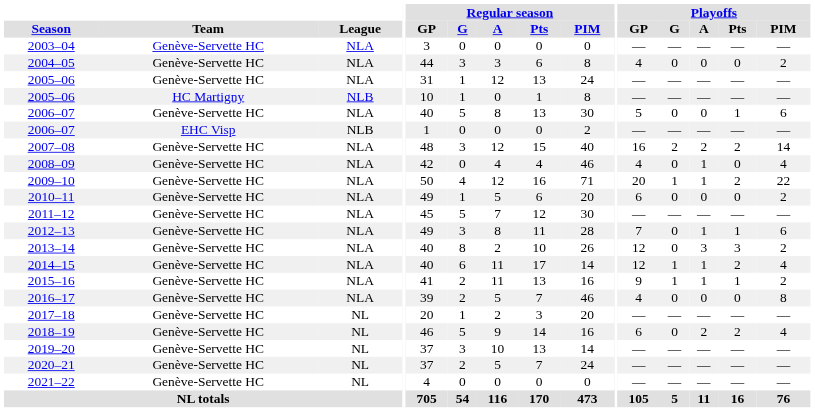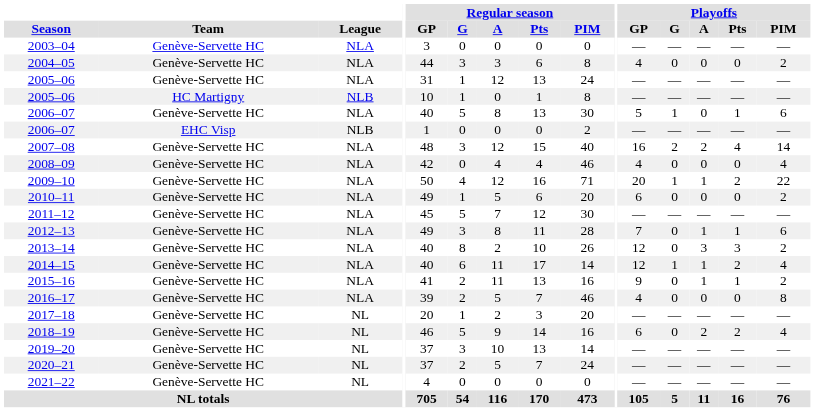(674, 113) 0 -> (674, 113) 1
(737, 146) 2 -> (737, 146) 4
(704, 163) 1 -> (704, 163) 0
(674, 281) 1 -> (674, 281) 0
